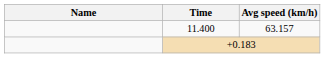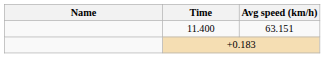(279, 28) 63.157 -> (279, 28) 63.151
